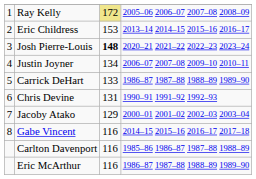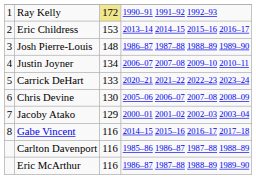(186, 13) 2005–06 2006–07 2007–08 2008–09 -> (170, 13) 1990–91 1991–92 1992–93
(110, 47) bold -> (110, 47) normal
(186, 47) 2020–21 2021–22 2022–23 2023–24 -> (186, 47) 1986–87 1987–88 1988–89 1989–90
(186, 81) 1986–87 1987–88 1988–89 1989–90 -> (186, 81) 2020–21 2021–22 2022–23 2023–24
(110, 98) 131 -> (110, 98) 130
(170, 98) 1990–91 1991–92 1992–93 -> (186, 98) 2005–06 2006–07 2007–08 2008–09
